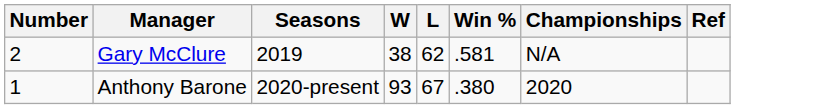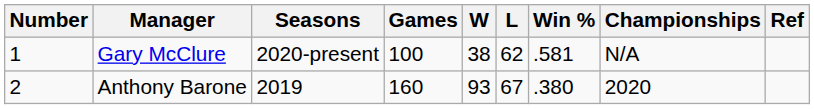+ column: (423, 20)
(15, 53) 2 -> (15, 53) 1
(280, 53) 2019 -> (318, 53) 2020-present
(15, 86) 1 -> (15, 86) 2
(318, 86) 2020-present -> (280, 86) 2019
